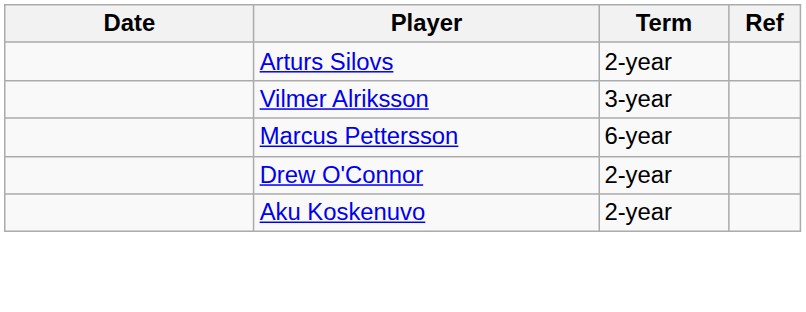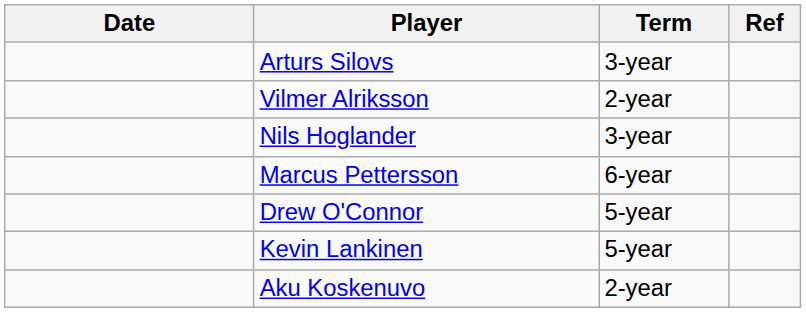(638, 61) 2-year -> (638, 61) 3-year
(638, 99) 3-year -> (638, 99) 2-year
+ row: (338, 136)
(638, 174) 2-year -> (638, 212) 5-year
+ row: (341, 250)
